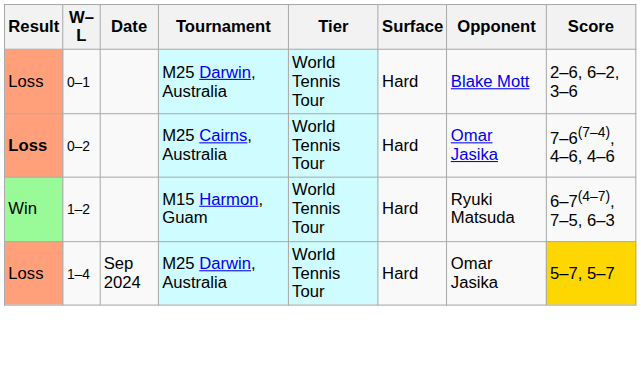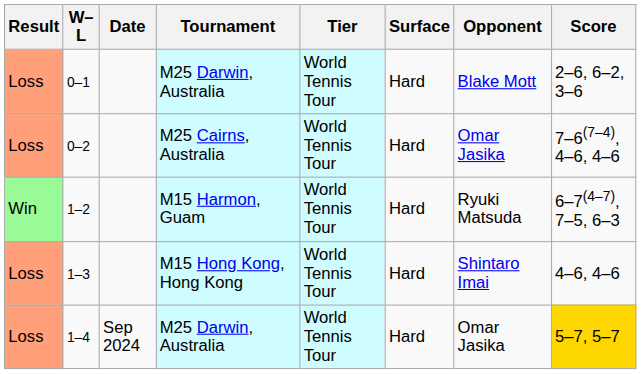(28, 145) bold -> (26, 145) normal
+ row: (78, 274)
